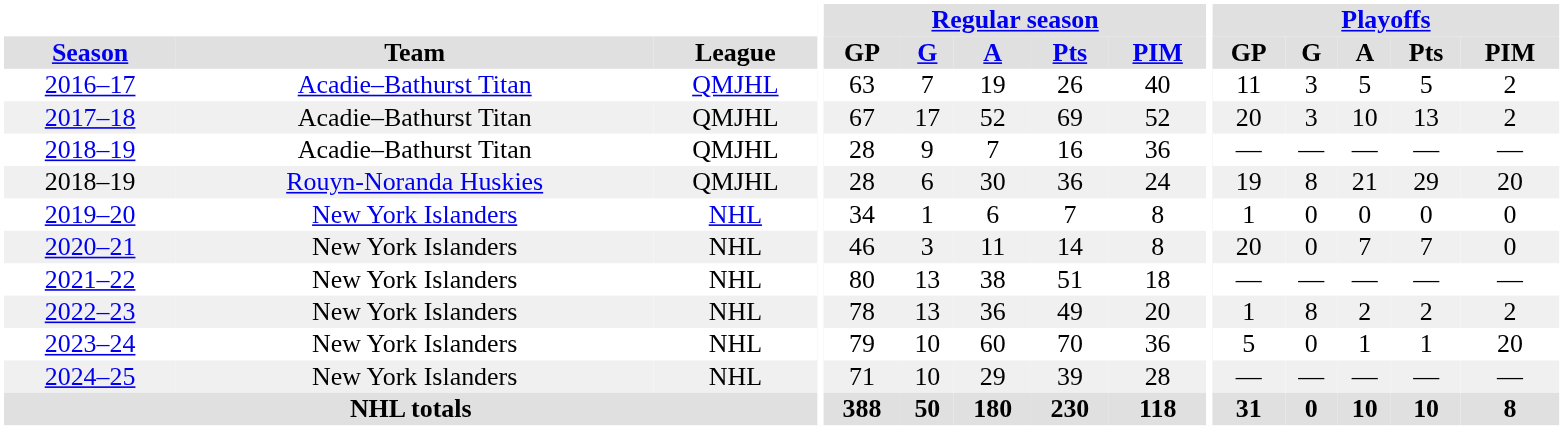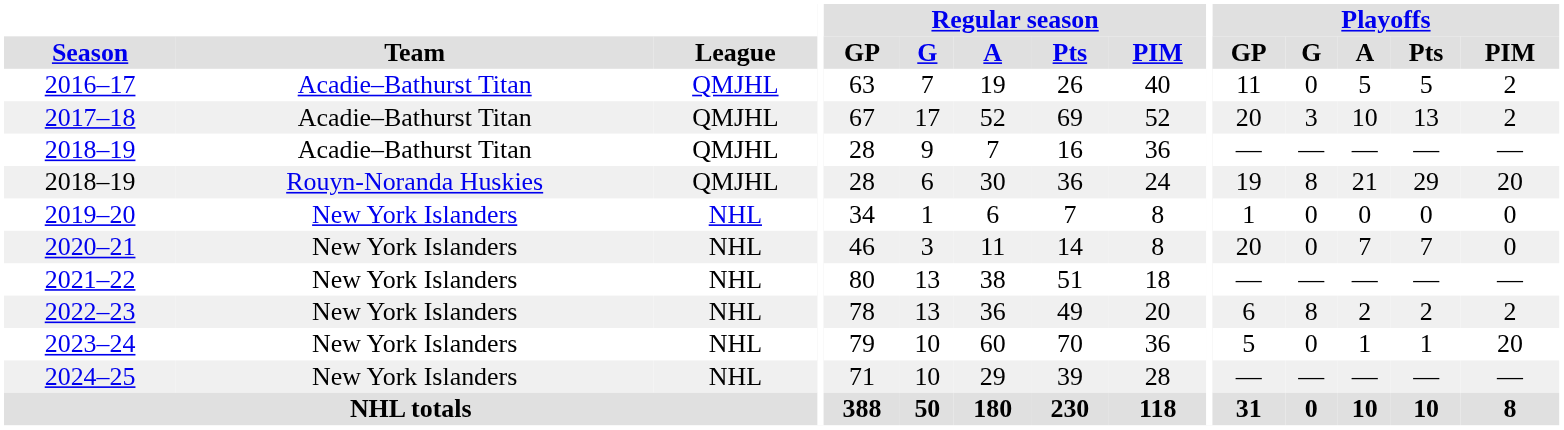(1311, 84) 3 -> (1311, 84) 0
(1249, 311) 1 -> (1249, 311) 6
